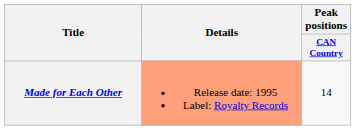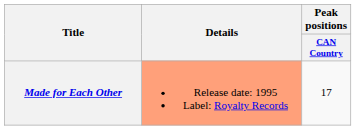(326, 93) 14 -> (326, 93) 17
